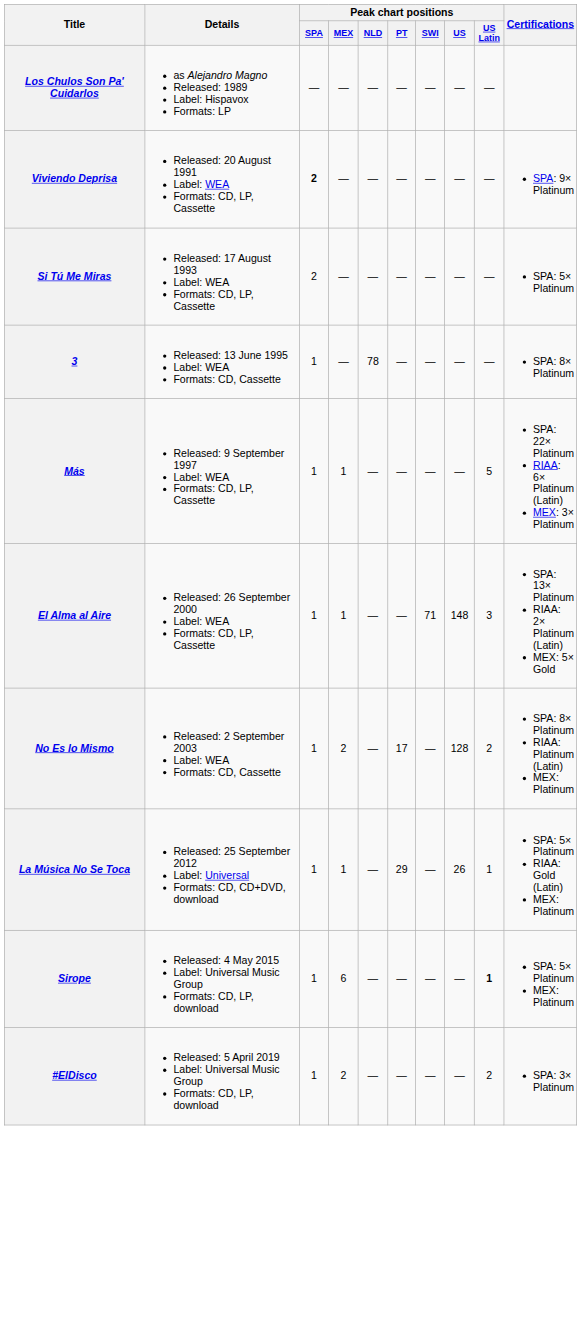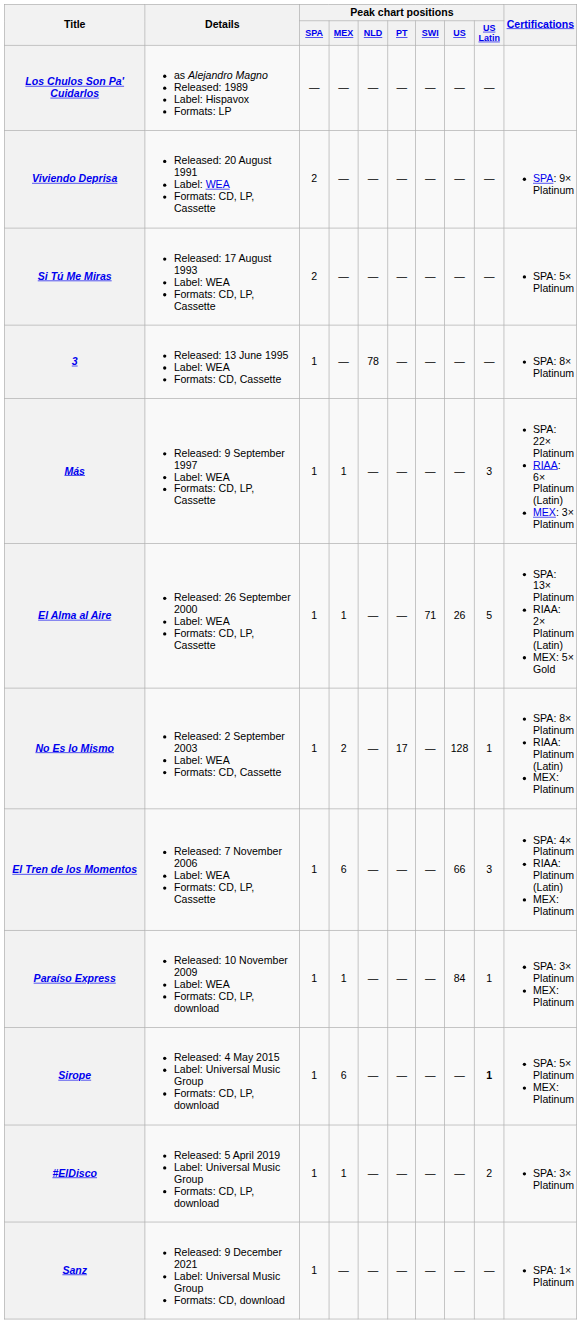(314, 179) bold -> (314, 179) normal
(489, 471) 5 -> (489, 471) 3
(459, 615) 148 -> (459, 615) 26
(489, 615) 3 -> (489, 615) 5
(489, 748) 2 -> (489, 748) 1
+ row: (75, 869)
+ row: (75, 978)
- row: (74, 869)
(343, 1076) 2 -> (344, 1173) 1
+ row: (75, 1270)
